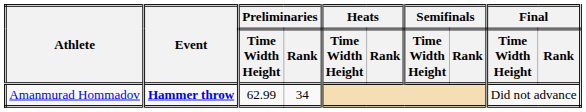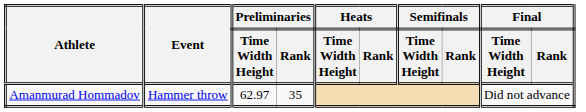(191, 95) bold -> (188, 95) normal
(261, 95) 62.99 -> (255, 95) 62.97
(302, 95) 34 -> (295, 95) 35
